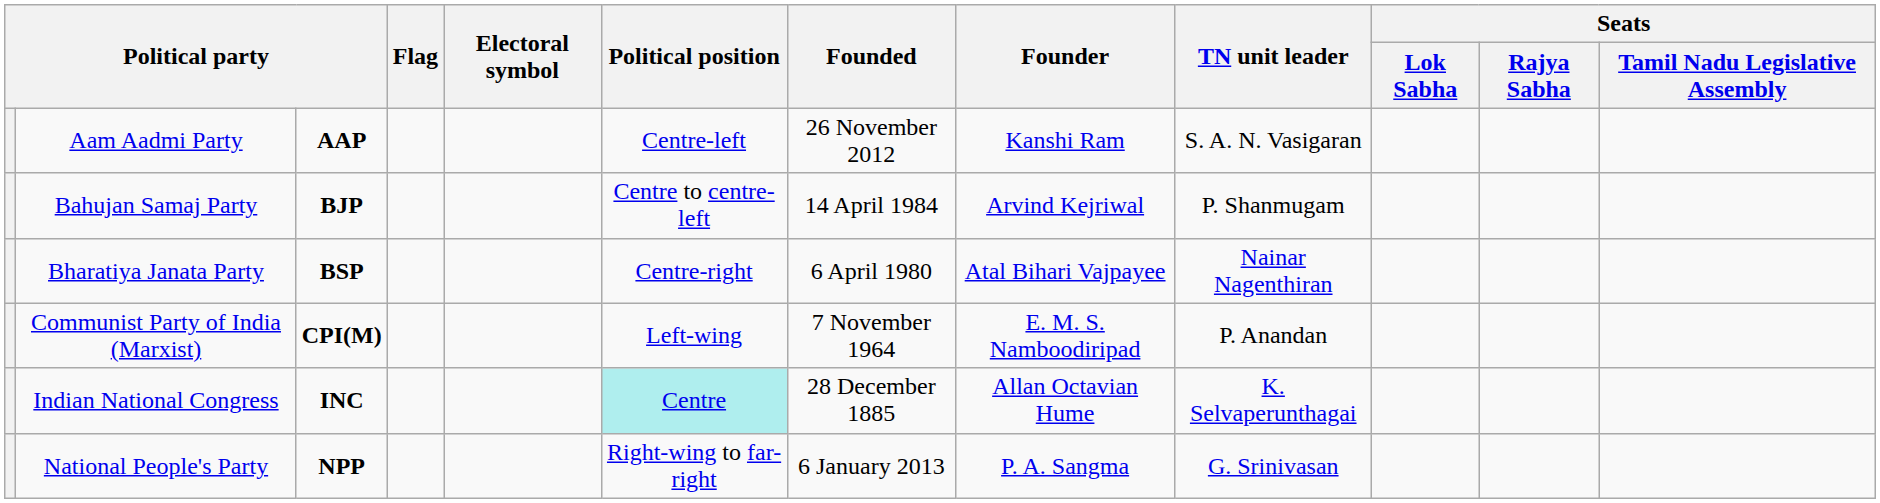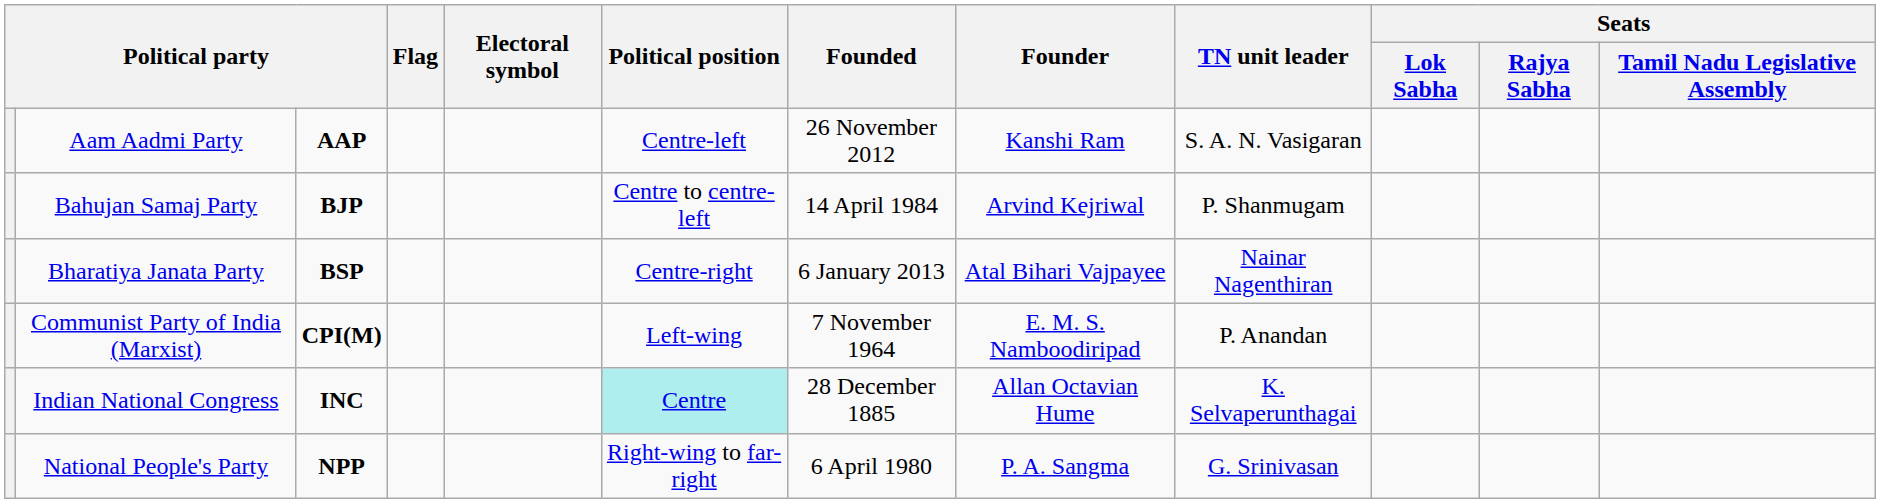(871, 270) 6 April 1980 -> (871, 270) 6 January 2013
(871, 465) 6 January 2013 -> (871, 465) 6 April 1980
